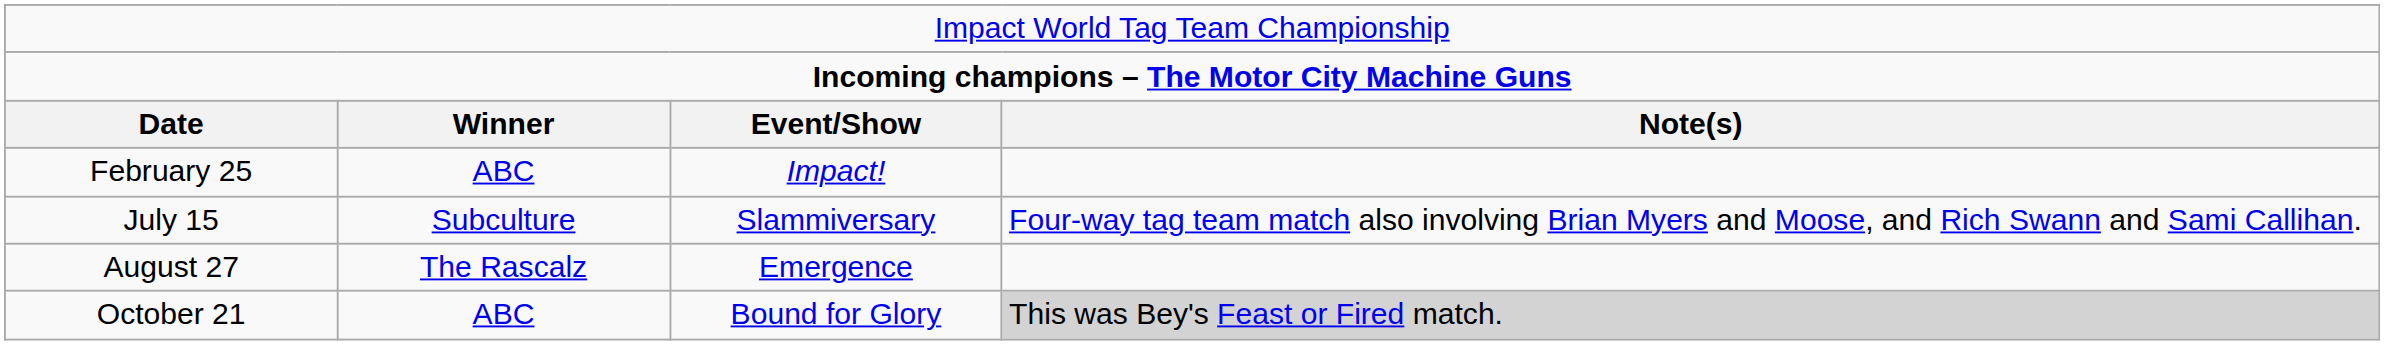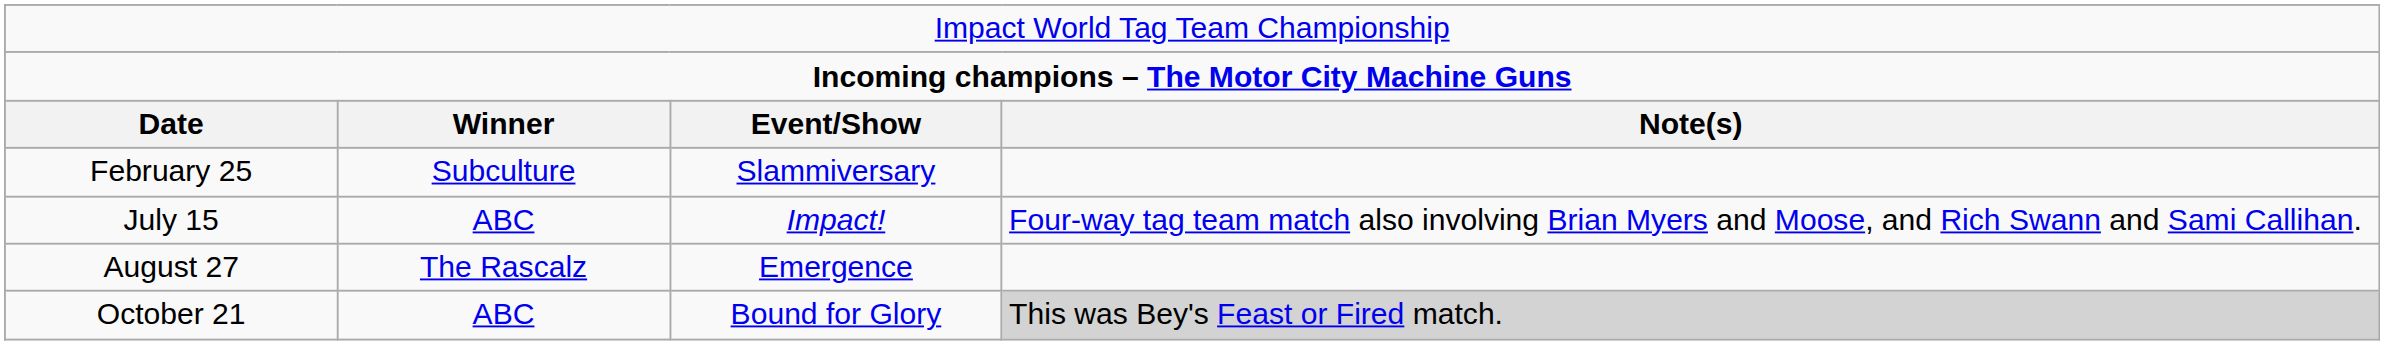(504, 171) ABC -> (504, 171) Subculture
(836, 171) Impact! -> (836, 171) Slammiversary
(504, 219) Subculture -> (504, 219) ABC
(836, 219) Slammiversary -> (836, 219) Impact!
